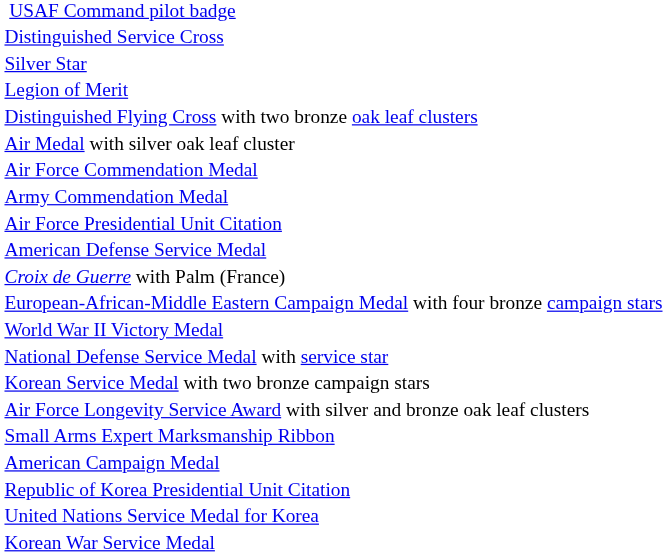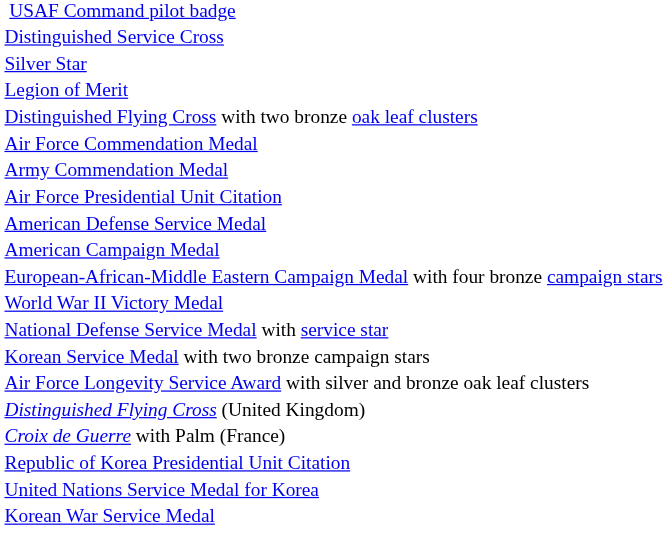- row: (150, 143)
rows swapped: (112, 462) <-> (145, 276)
- row: (170, 436)
+ row: (185, 409)
